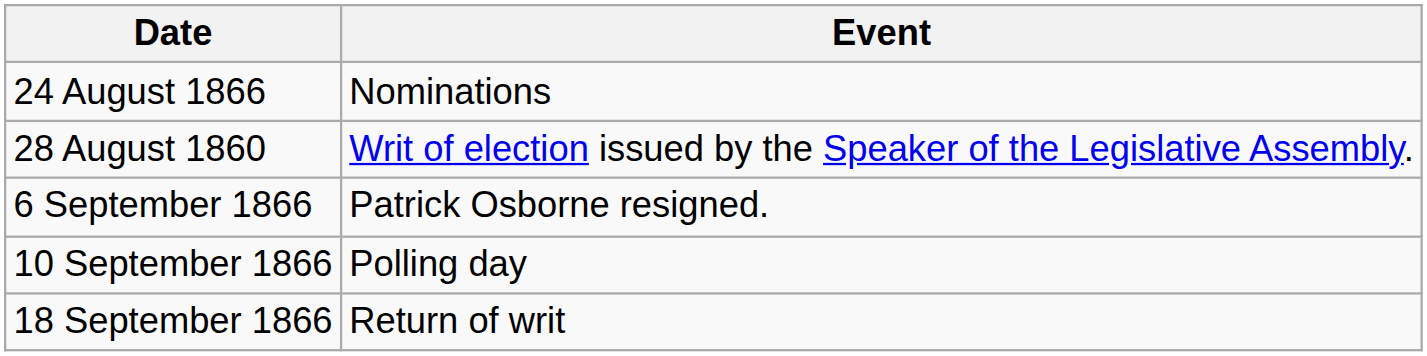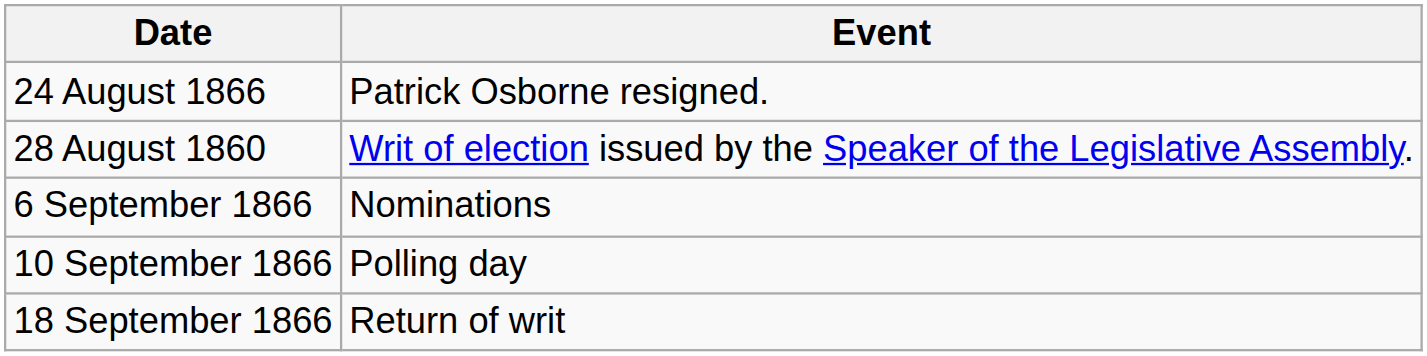(450, 90) Nominations -> (559, 90) Patrick Osborne resigned.
(559, 206) Patrick Osborne resigned. -> (450, 206) Nominations
